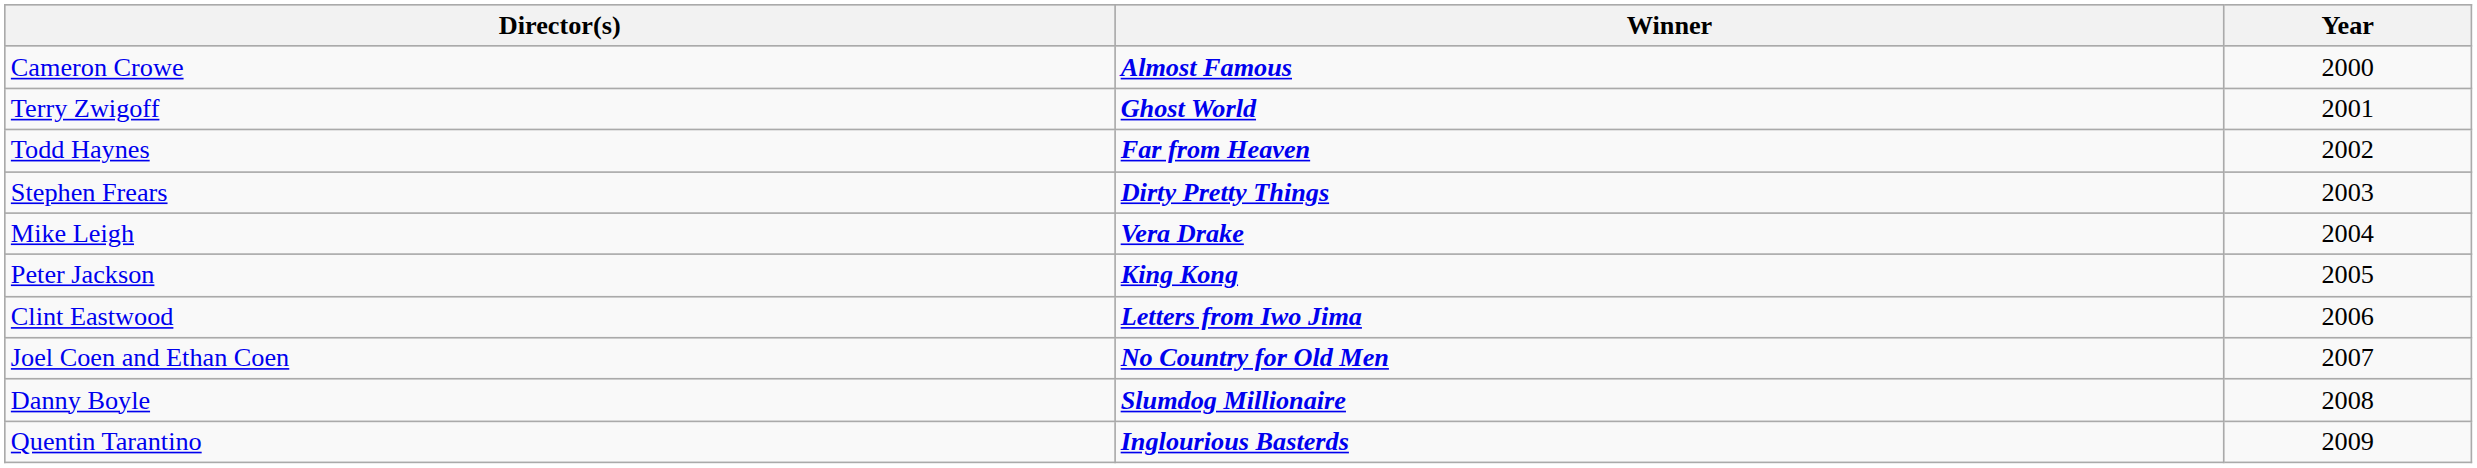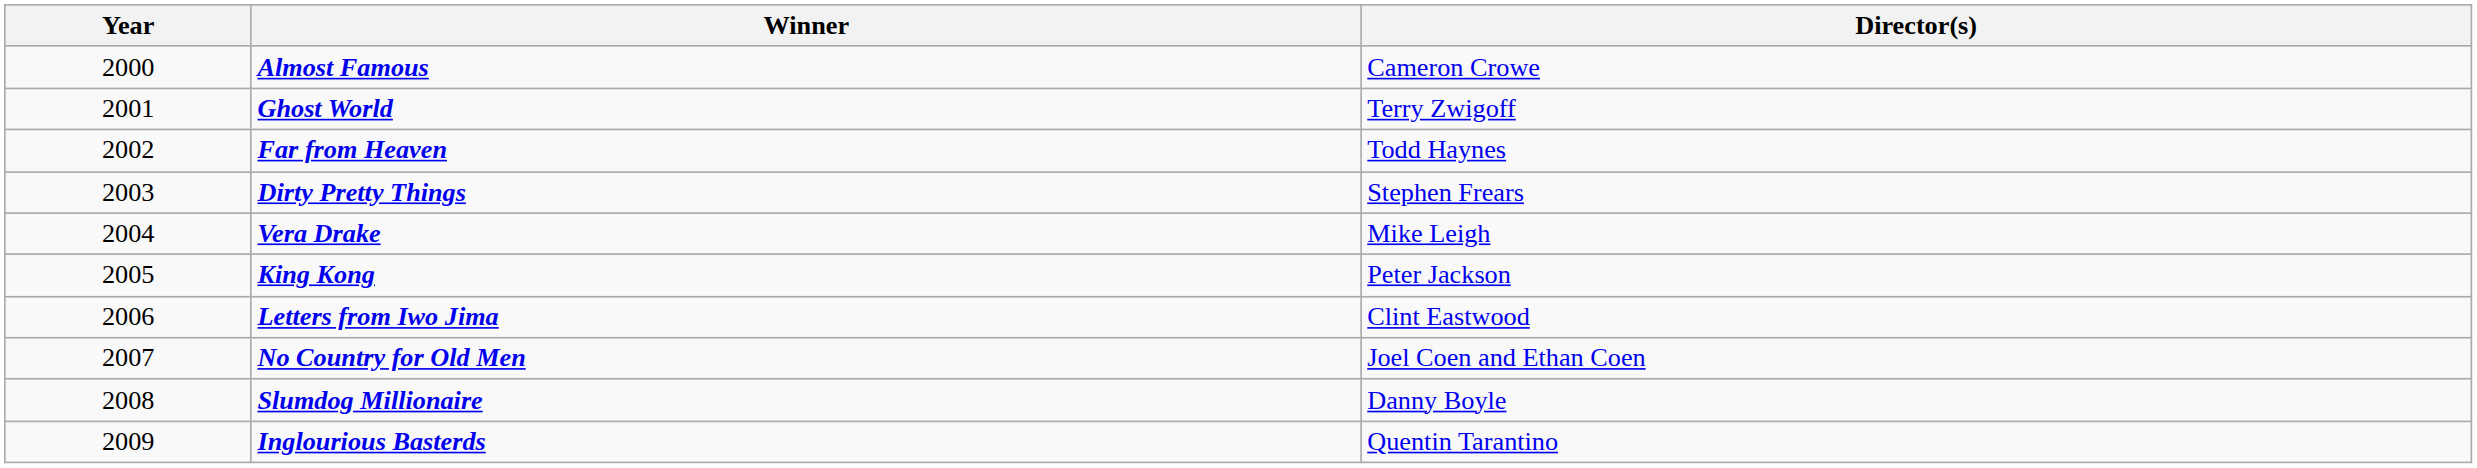columns swapped: (2348, 25) <-> (560, 25)
